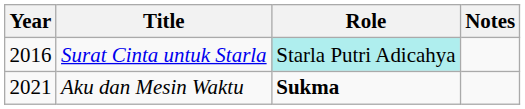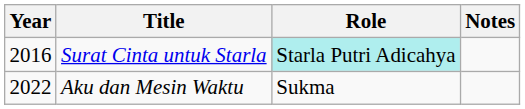(30, 87) 2021 -> (30, 87) 2022
(308, 87) bold -> (305, 87) normal
